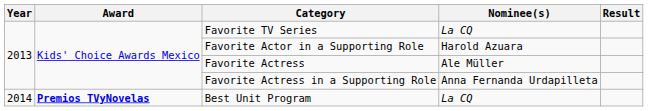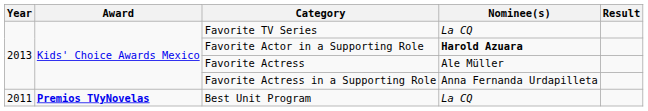(482, 47) normal -> (482, 47) bold
(19, 98) 2014 -> (19, 98) 2011
